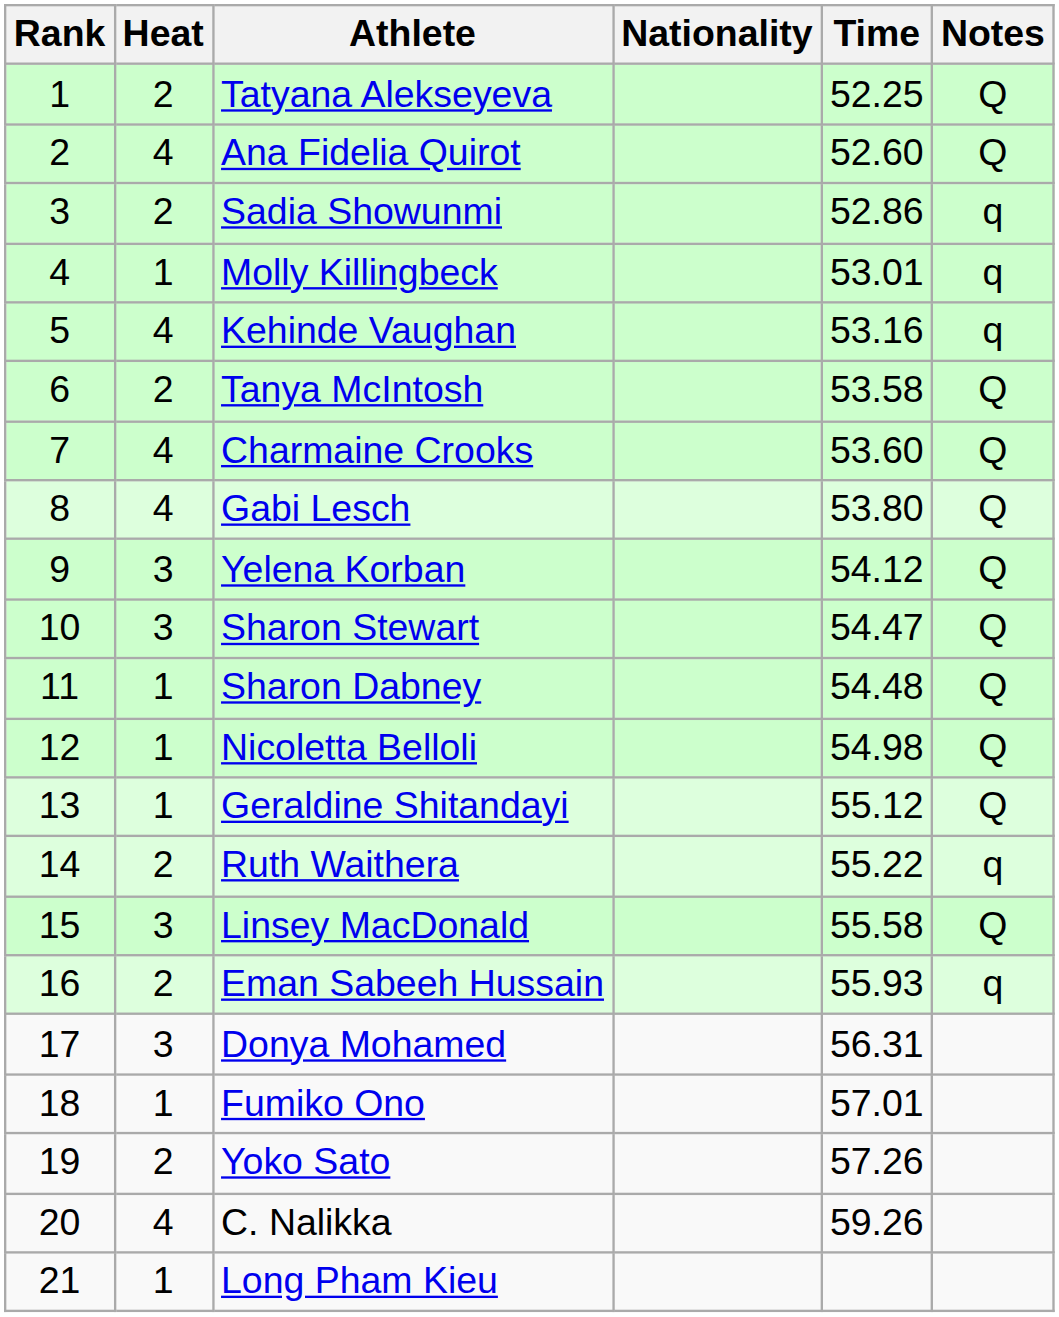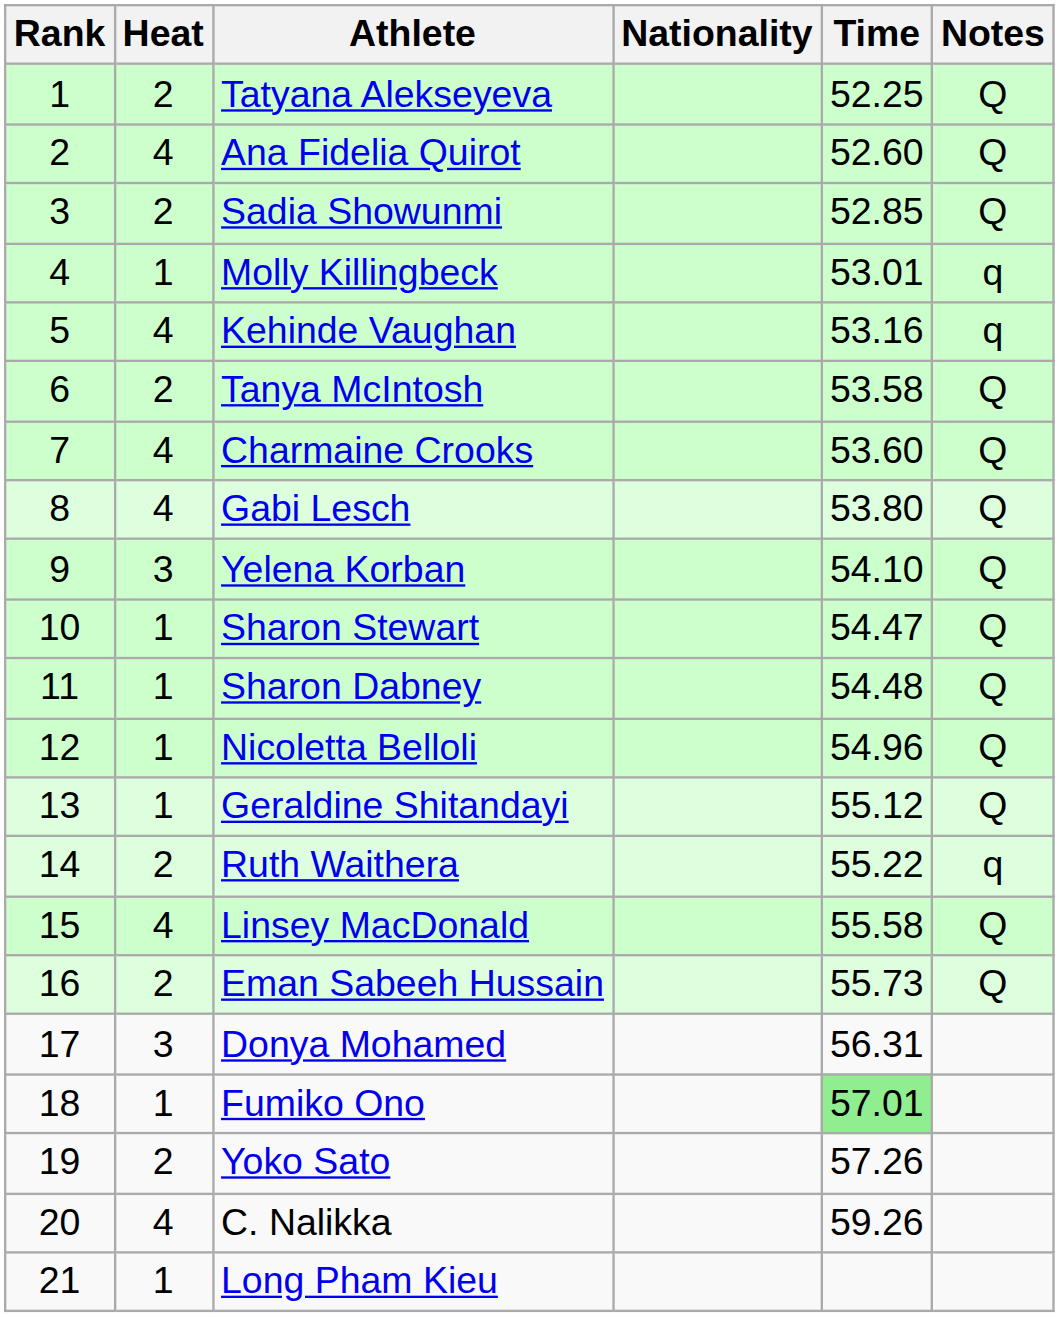(877, 212) 52.86 -> (877, 212) 52.85
(993, 212) q -> (993, 212) Q
(877, 568) 54.12 -> (877, 568) 54.10
(163, 627) 3 -> (163, 627) 1
(877, 746) 54.98 -> (877, 746) 54.96
(163, 924) 3 -> (163, 924) 4
(877, 984) 55.93 -> (877, 984) 55.73
(993, 984) q -> (993, 984) Q
(877, 1102) no background -> (877, 1102) lightgreen background
